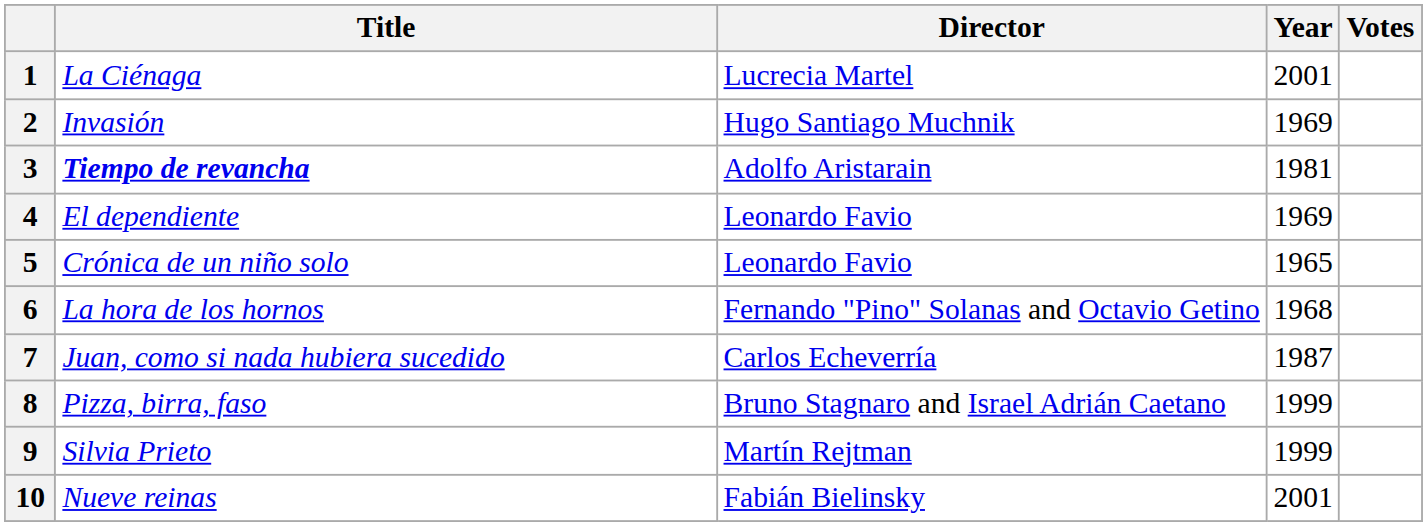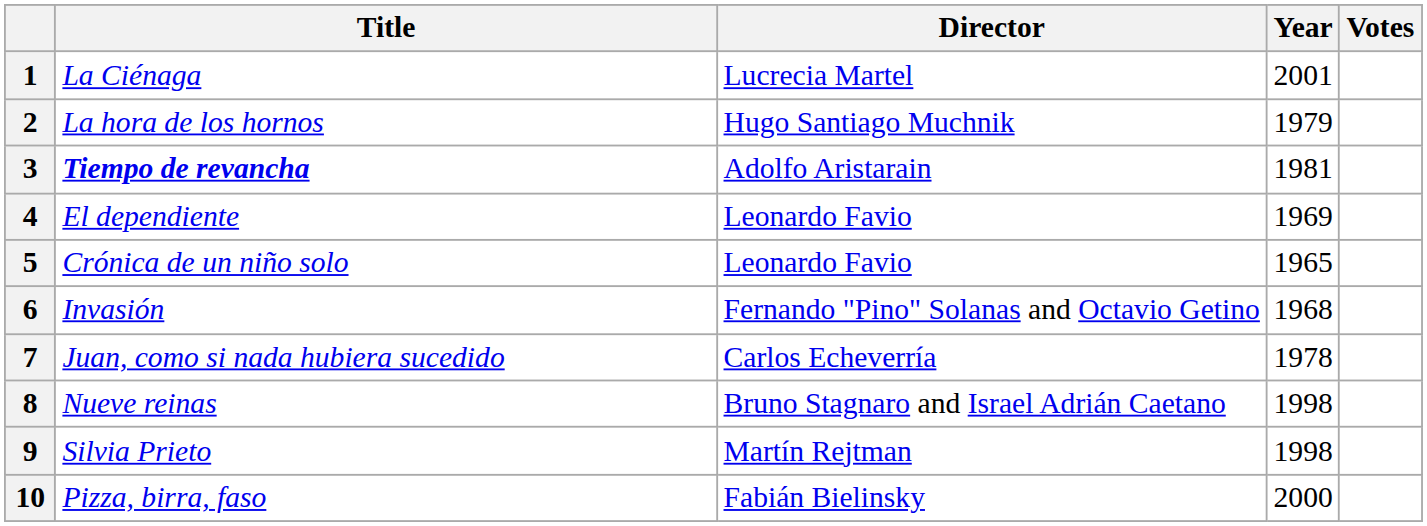(113, 121) Invasión -> (193, 121) La hora de los hornos
(1303, 121) 1969 -> (1303, 121) 1979
(193, 309) La hora de los hornos -> (113, 309) Invasión
(1303, 356) 1987 -> (1303, 356) 1978
(164, 403) Pizza, birra, faso -> (140, 403) Nueve reinas
(1303, 403) 1999 -> (1303, 403) 1998
(1303, 450) 1999 -> (1303, 450) 1998
(140, 497) Nueve reinas -> (164, 497) Pizza, birra, faso
(1303, 497) 2001 -> (1303, 497) 2000
